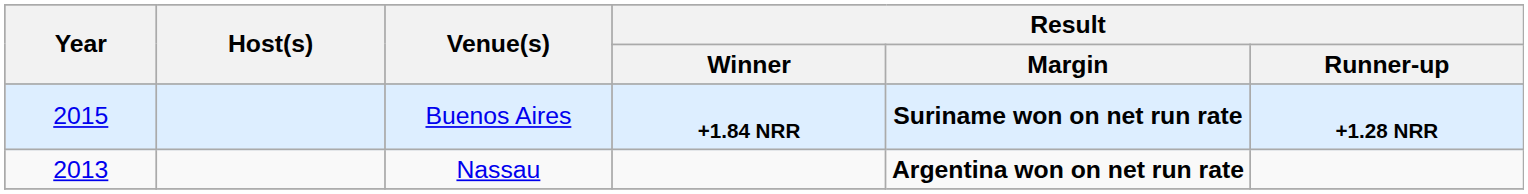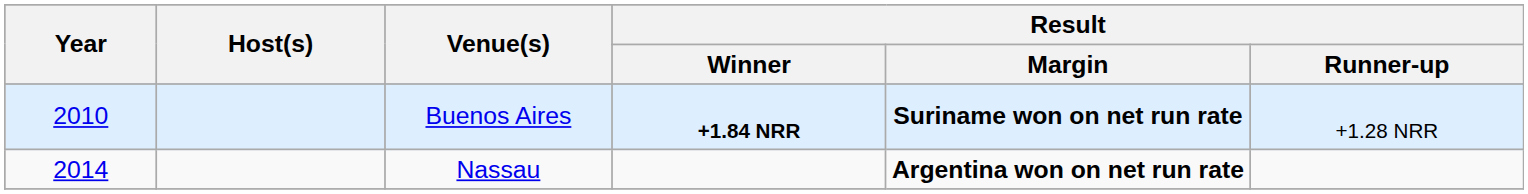(81, 117) 2015 -> (81, 117) 2010
(1387, 131) bold -> (1387, 132) normal
(81, 170) 2013 -> (81, 170) 2014
